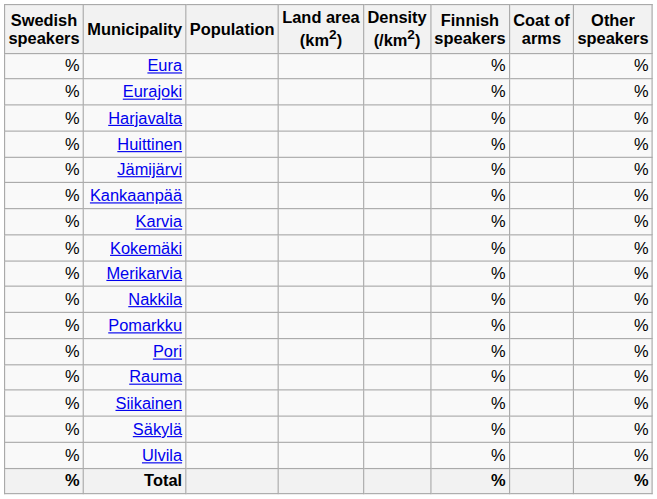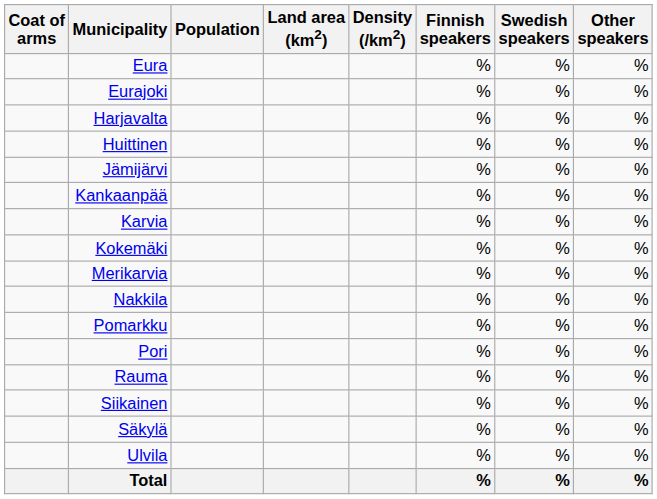columns swapped: (541, 29) <-> (44, 29)
